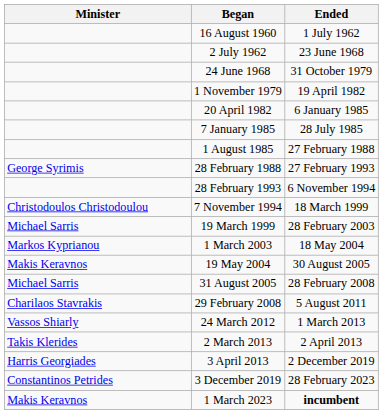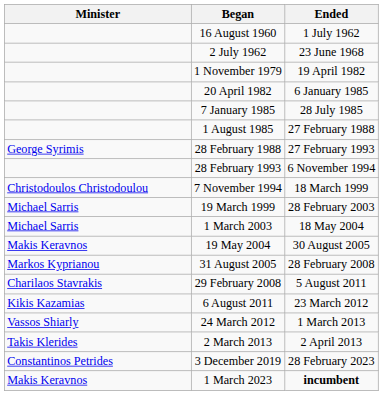- row: (238, 71)
(53, 245) Markos Kyprianou -> (43, 226) Michael Sarris
(43, 284) Michael Sarris -> (53, 264) Markos Kyprianou
+ row: (238, 303)
- row: (238, 361)
